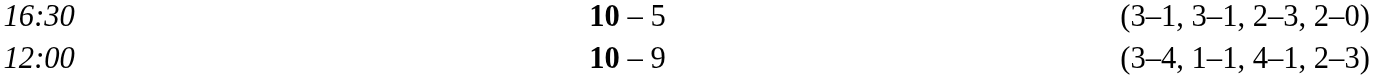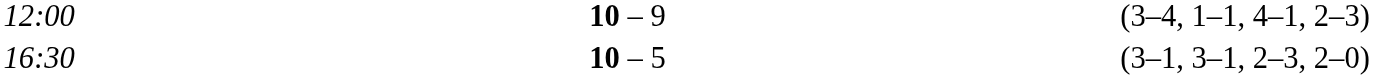rows swapped: (39, 58) <-> (39, 16)
